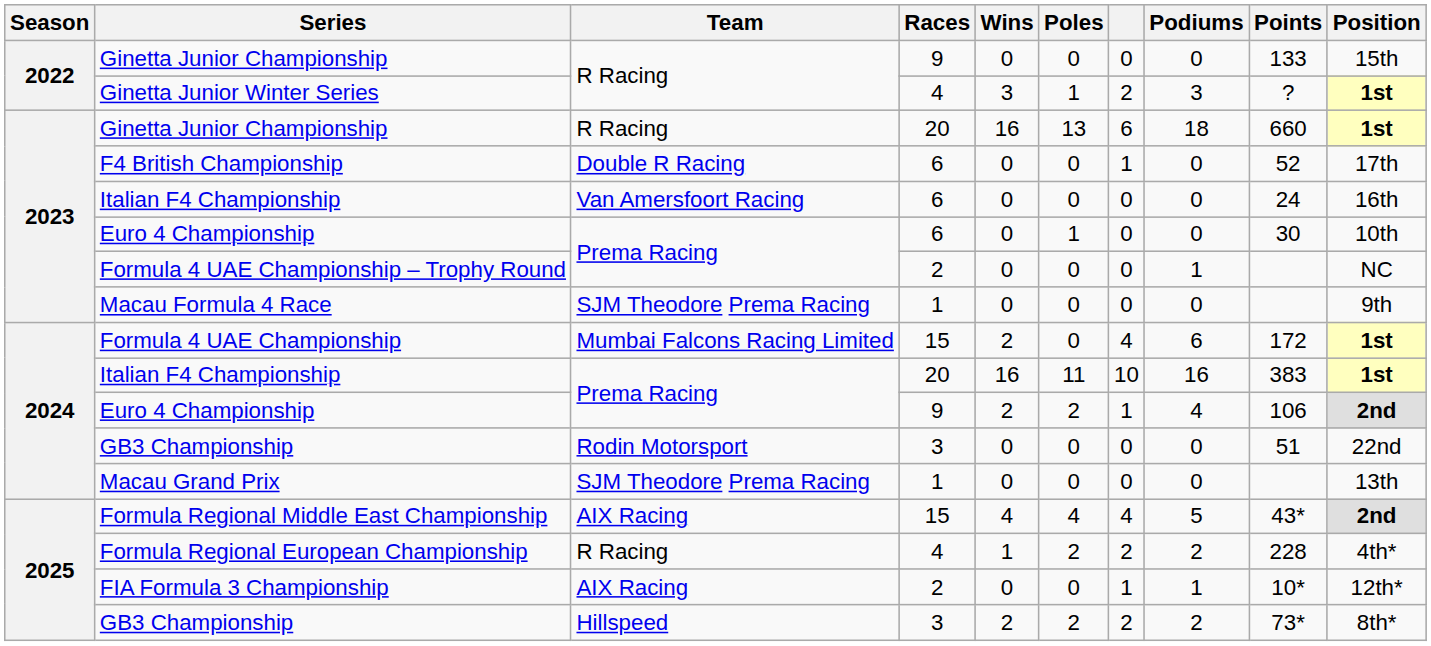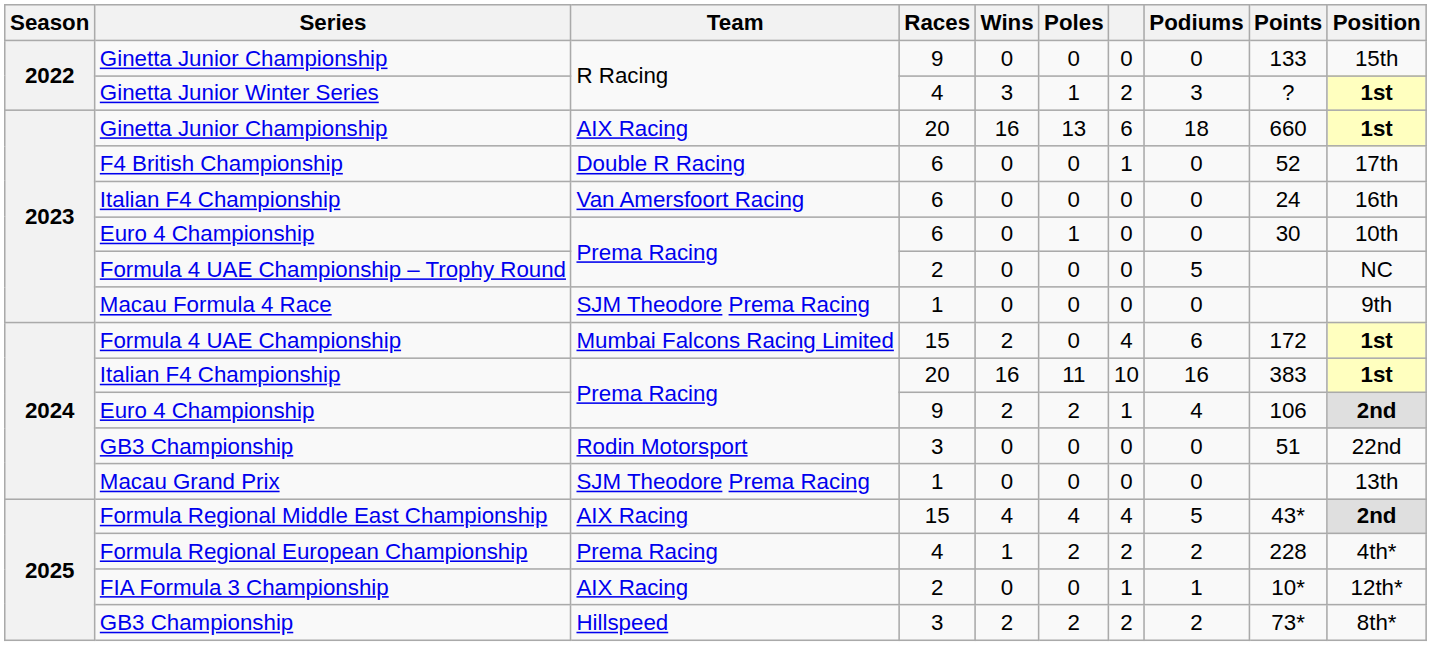(622, 129) R Racing -> (632, 129) AIX Racing
(1196, 270) 1 -> (1196, 270) 5
(622, 552) R Racing -> (647, 552) Prema Racing
